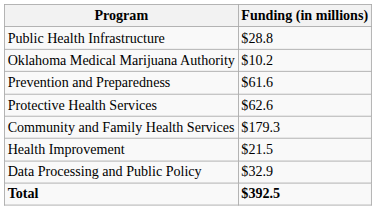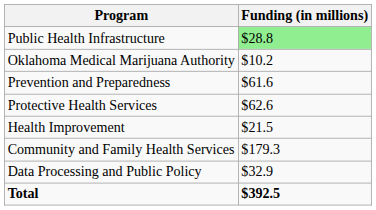(257, 37) no background -> (257, 37) lightgreen background
rows swapped: (121, 127) <-> (66, 149)
